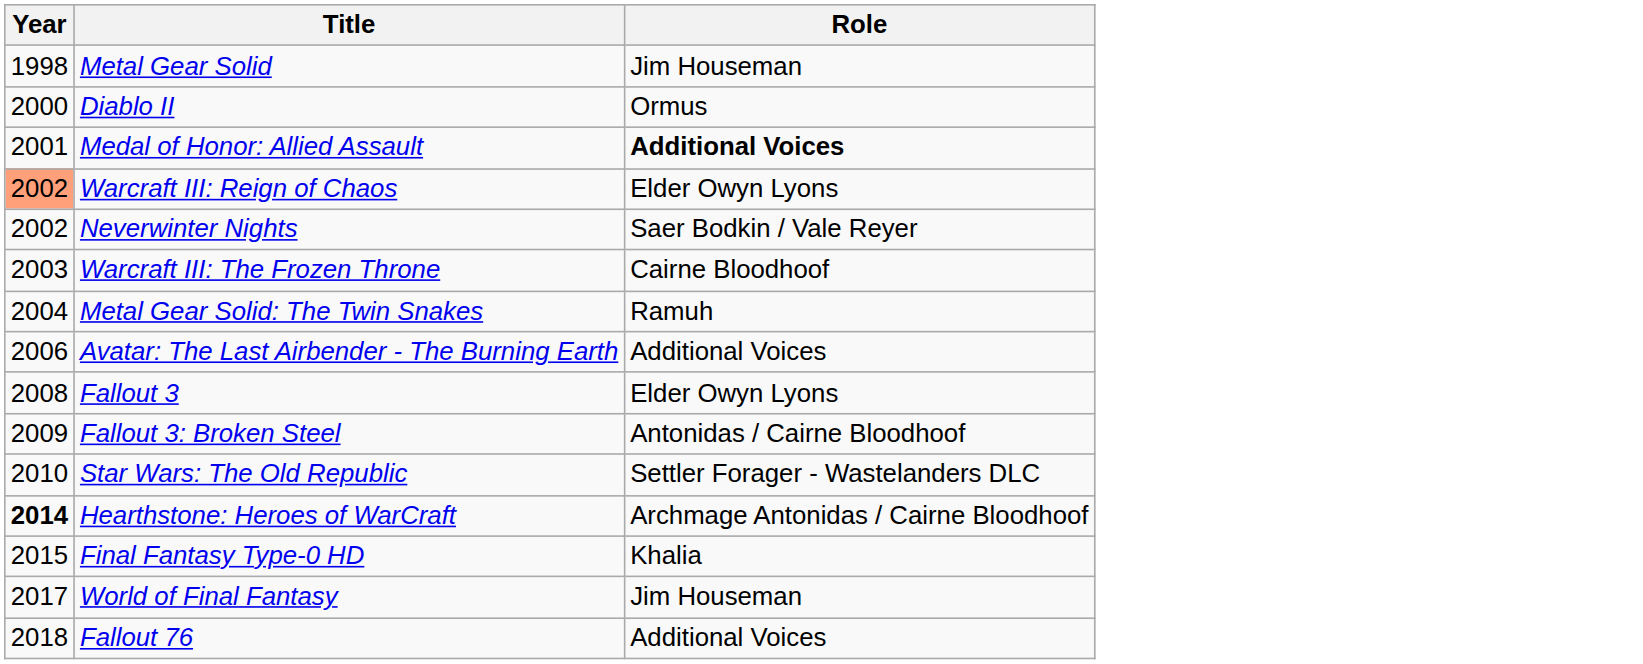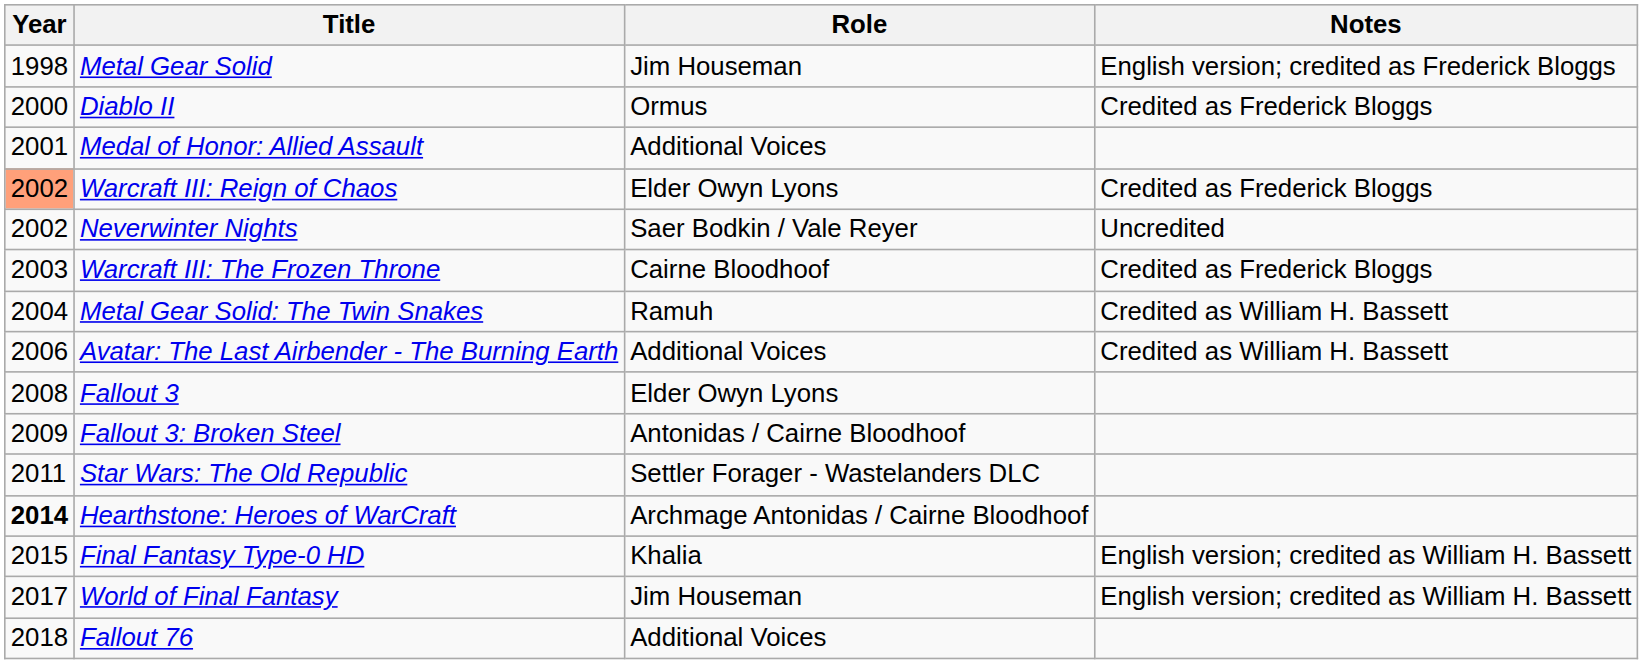+ column: (1366, 24)
(737, 147) bold -> (728, 147) normal
(39, 474) 2010 -> (38, 474) 2011
